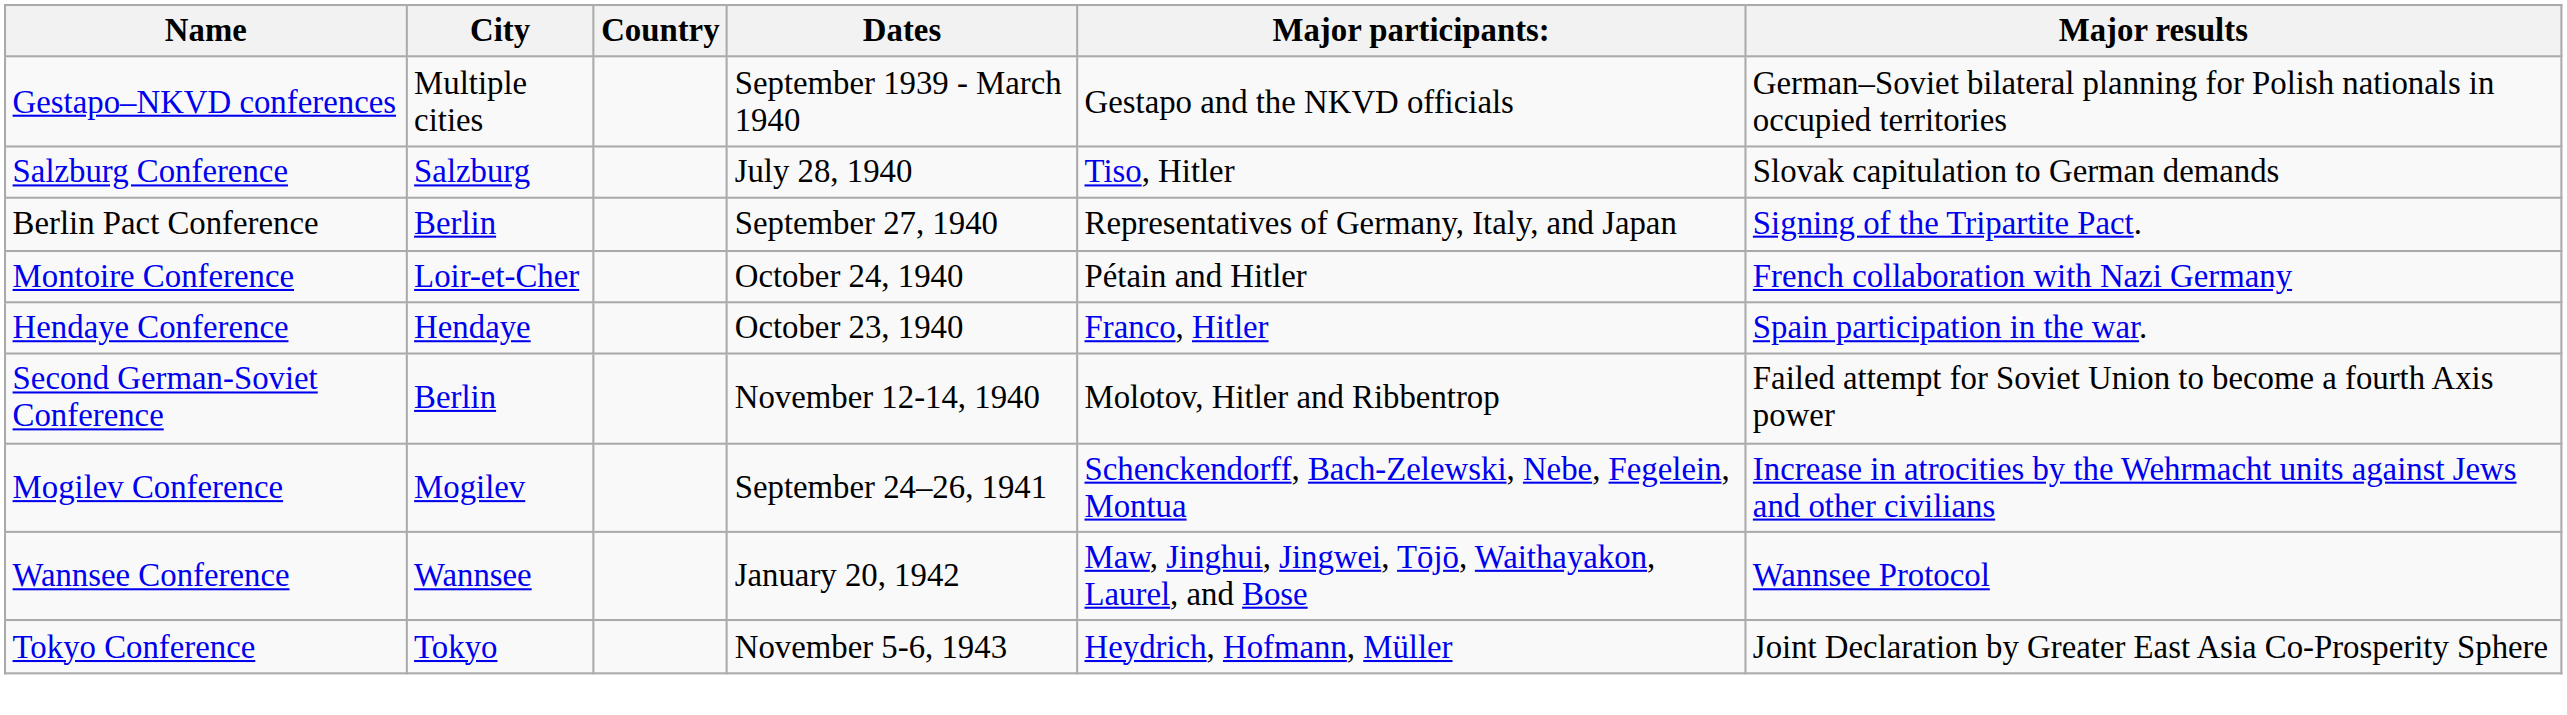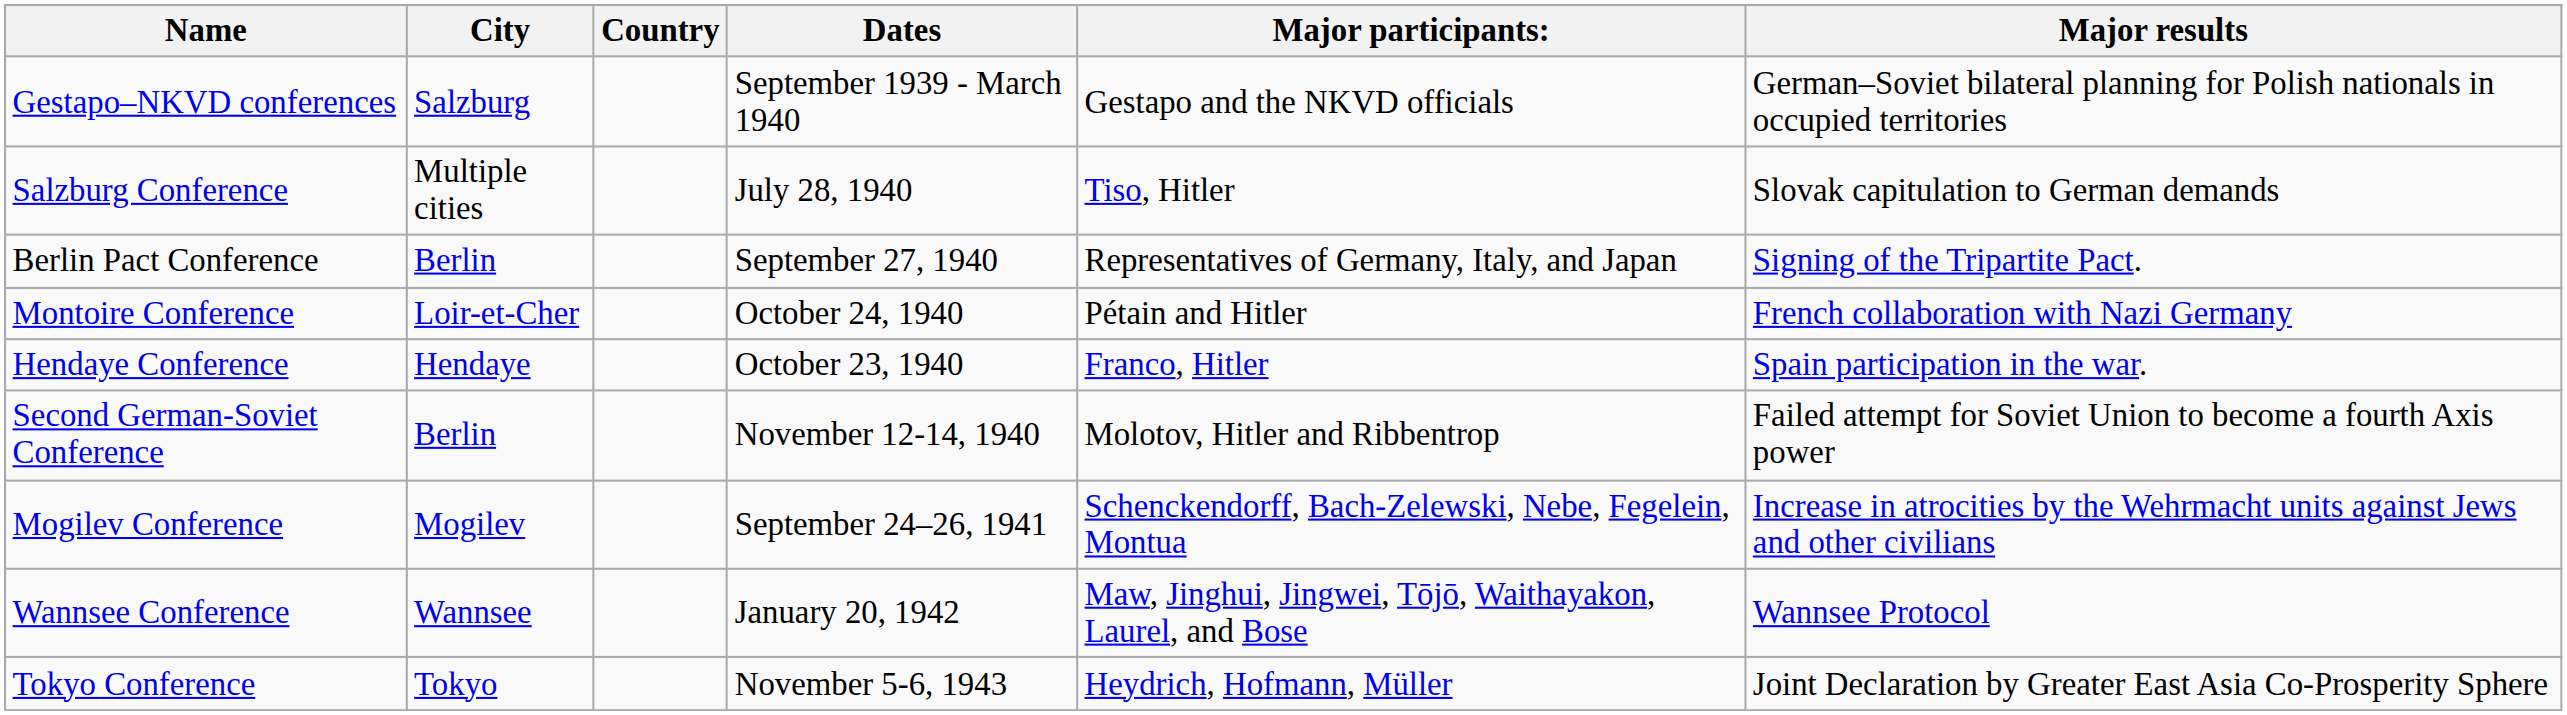(471, 100) Multiple cities -> (472, 100) Salzburg
(472, 171) Salzburg -> (471, 189) Multiple cities
